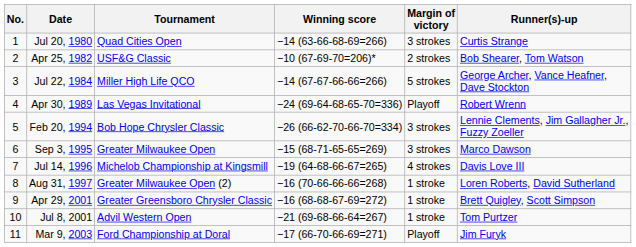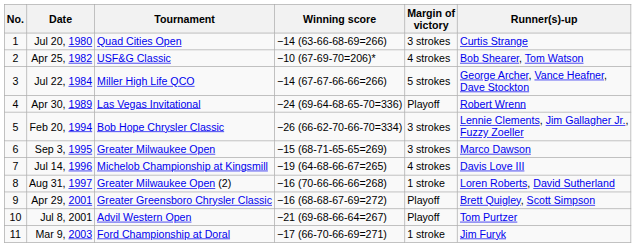(429, 59) 2 strokes -> (429, 59) 4 strokes
(426, 200) 1 stroke -> (423, 200) Playoff
(426, 217) 1 stroke -> (423, 217) Playoff
(423, 234) Playoff -> (426, 234) 1 stroke
